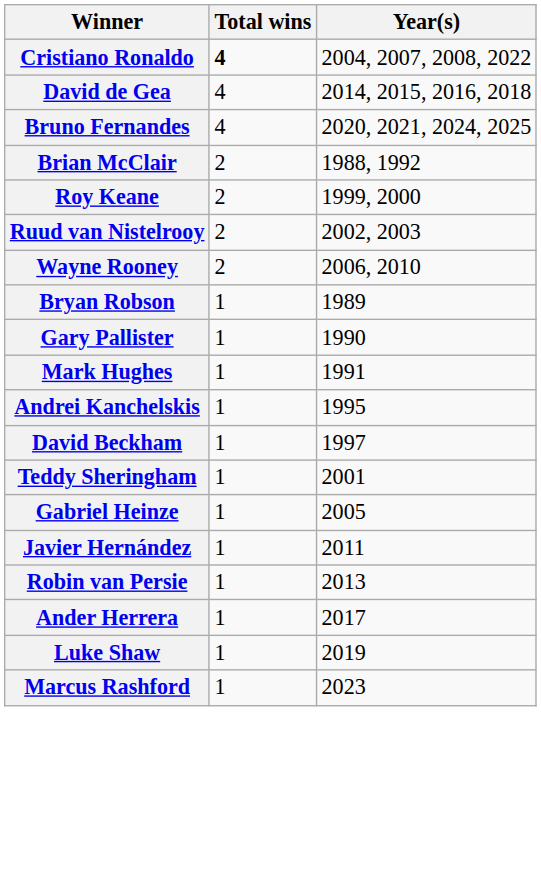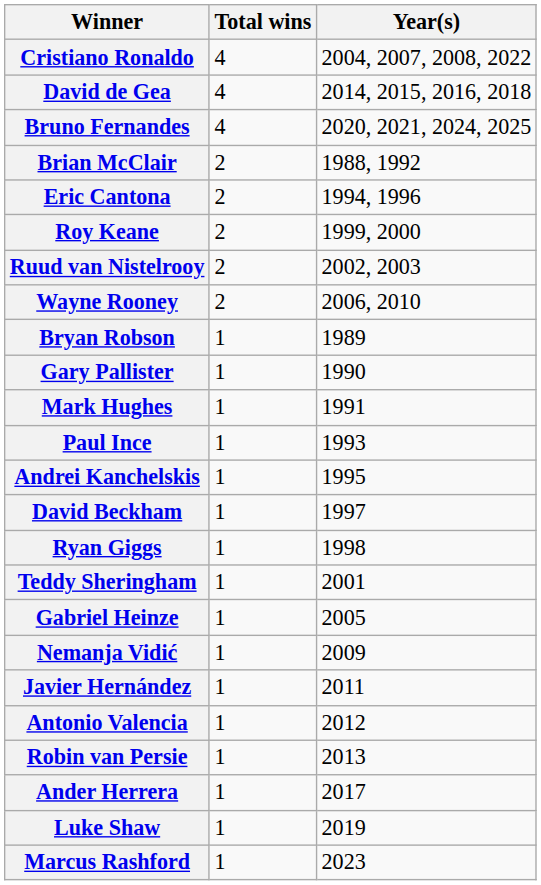(220, 57) bold -> (220, 57) normal
+ row: (107, 197)
+ row: (107, 442)
+ row: (107, 547)
+ row: (107, 652)
+ row: (107, 722)
